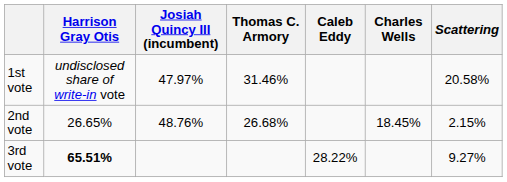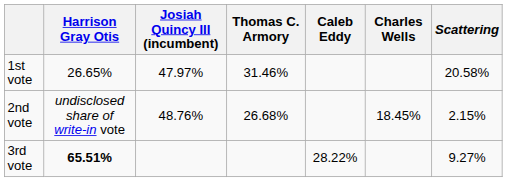(90, 79) undisclosed share of write-in vote -> (90, 72) 26.65%
(90, 122) 26.65% -> (90, 115) undisclosed share of write-in vote
